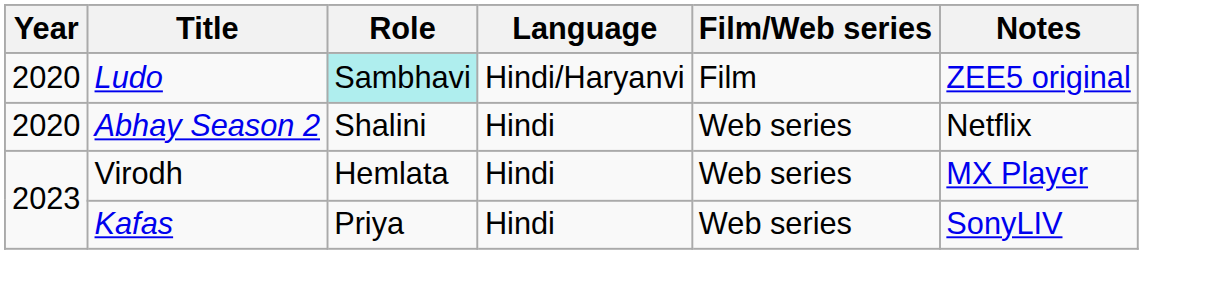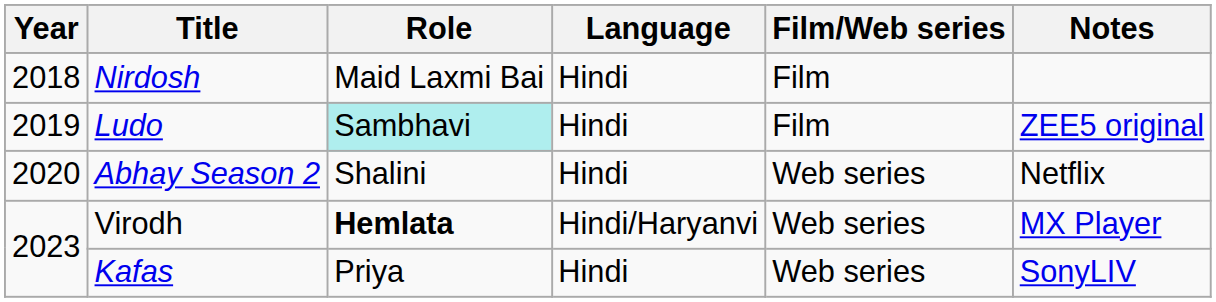+ row: (147, 77)
(46, 77) 2020 -> (46, 126) 2019
(585, 77) Hindi/Haryanvi -> (593, 126) Hindi
(391, 175) normal -> (394, 223) bold
(520, 175) Hindi -> (658, 223) Hindi/Haryanvi
